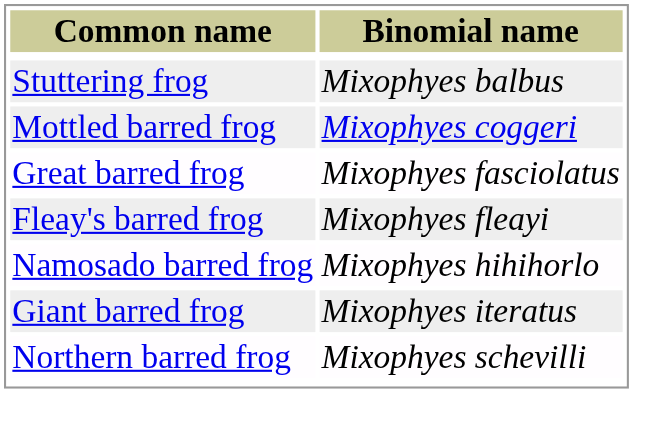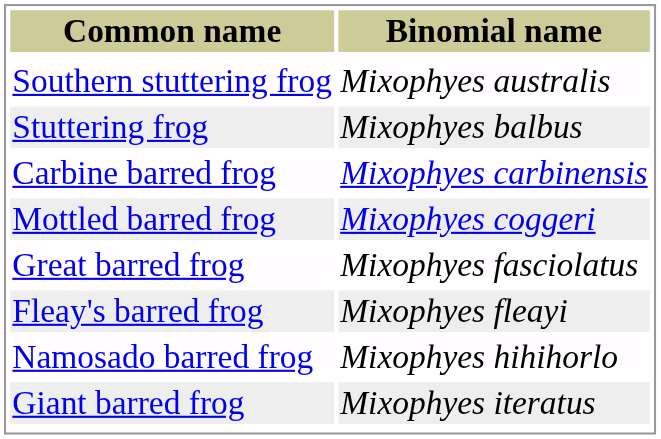+ row: (172, 80)
+ row: (144, 172)
- row: (152, 356)
